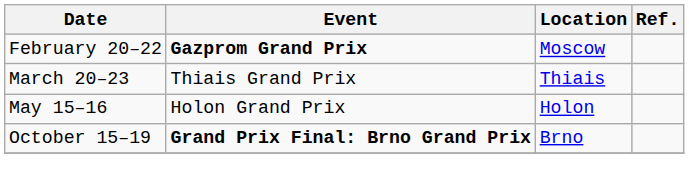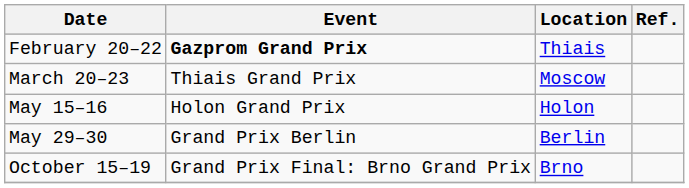(572, 49) Moscow -> (572, 49) Thiais
(572, 79) Thiais -> (572, 79) Moscow
+ row: (58, 138)
(351, 138) bold -> (351, 168) normal
